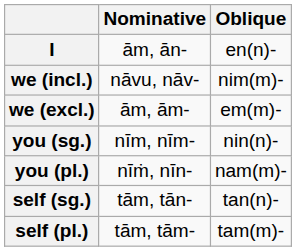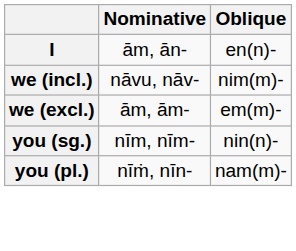- row: (52, 200)
- row: (52, 230)
